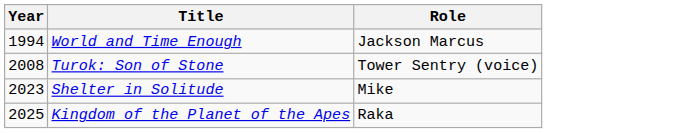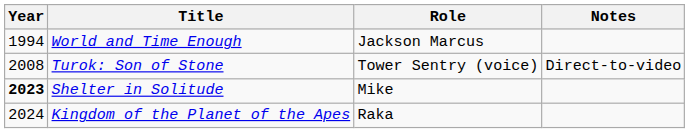+ column: (613, 17)
(26, 91) normal -> (26, 91) bold
(26, 115) 2025 -> (26, 115) 2024
